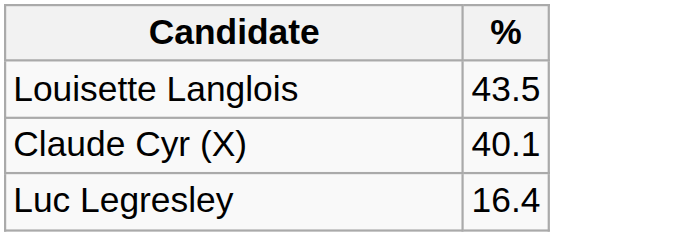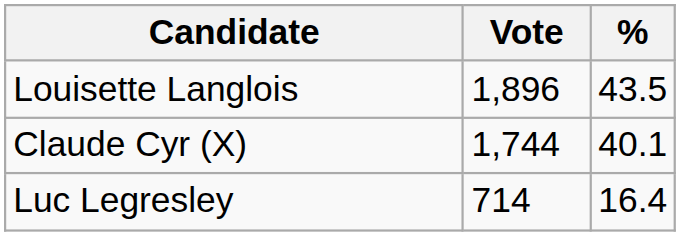+ column: (527, 32)
